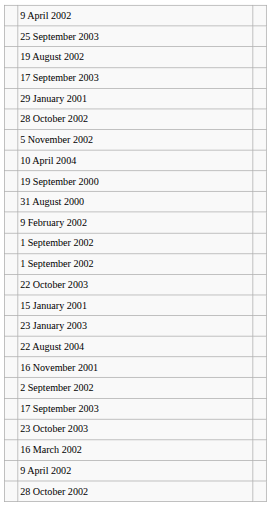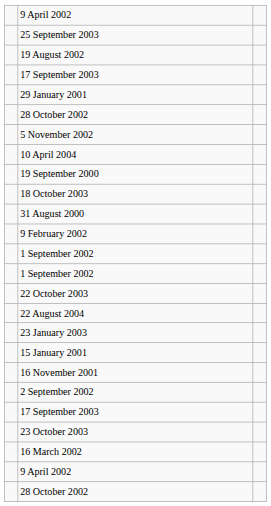+ row: (11, 194)
rows swapped: (11, 347) <-> (11, 305)
